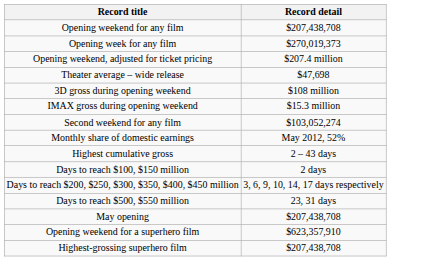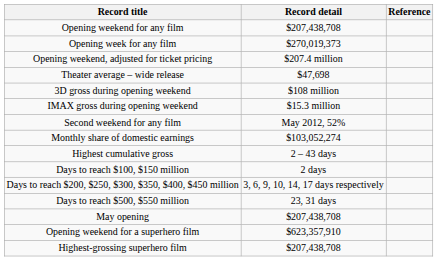+ column: (409, 12)
(313, 122) $103,052,274 -> (313, 122) May 2012, 52%
(313, 138) May 2012, 52% -> (313, 138) $103,052,274
